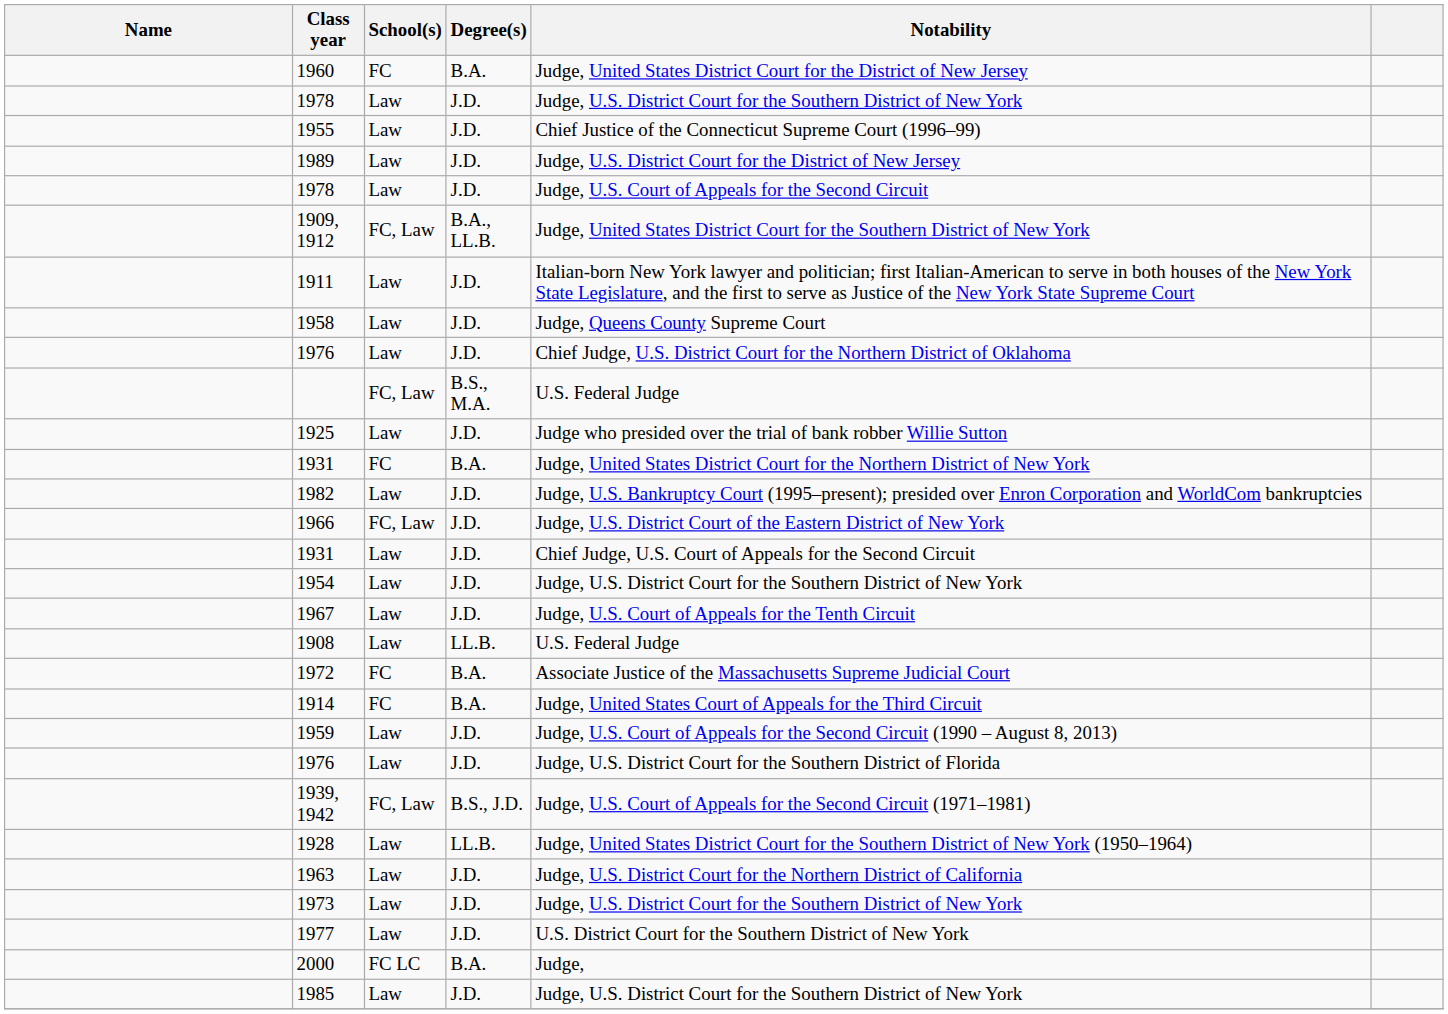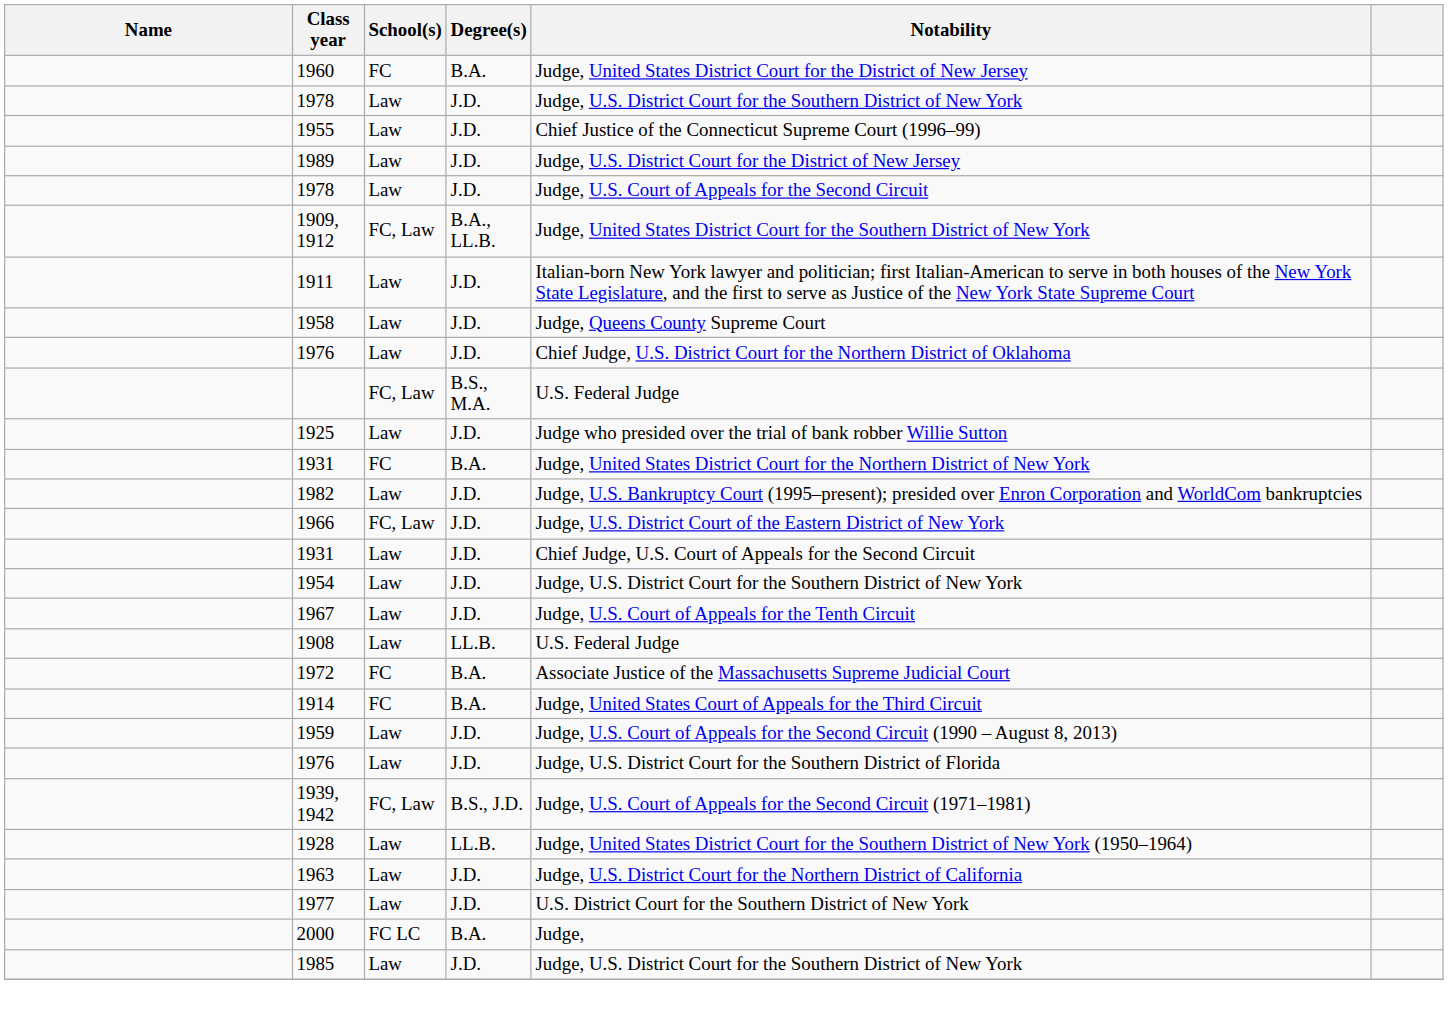- row: (315, 904)
